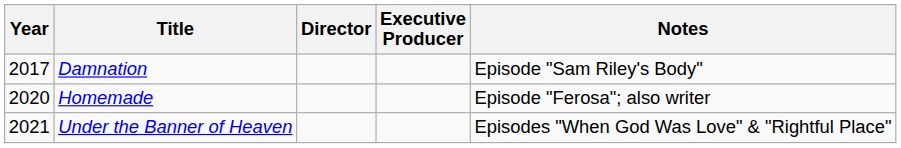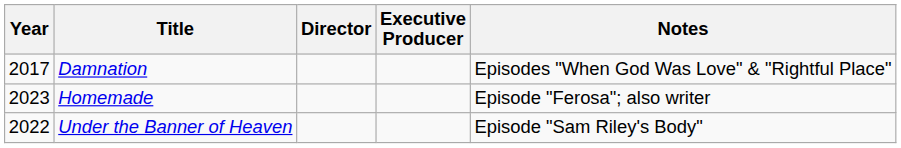(589, 68) Episode "Sam Riley's Body" -> (683, 68) Episodes "When God Was Love" & "Rightful Place"
(29, 98) 2020 -> (29, 98) 2023
(29, 127) 2021 -> (29, 127) 2022
(683, 127) Episodes "When God Was Love" & "Rightful Place" -> (589, 127) Episode "Sam Riley's Body"
